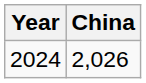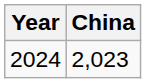(100, 58) 2,026 -> (100, 58) 2,023
